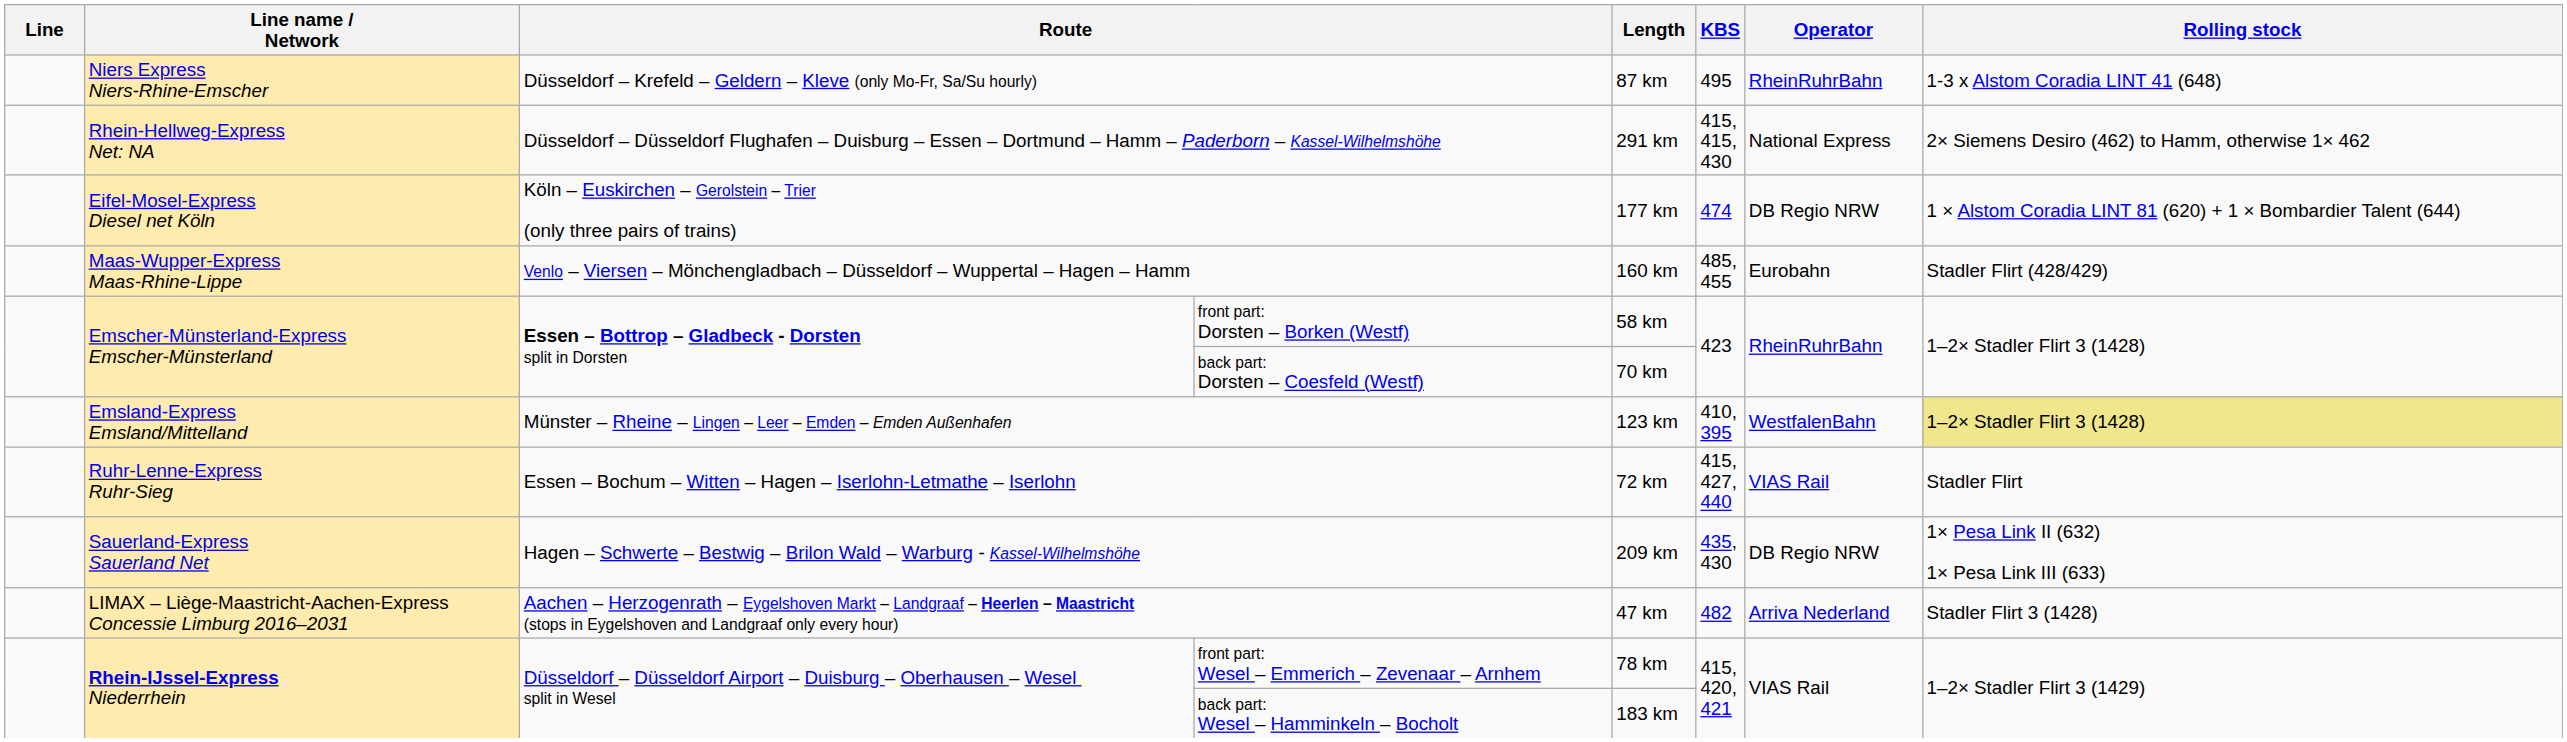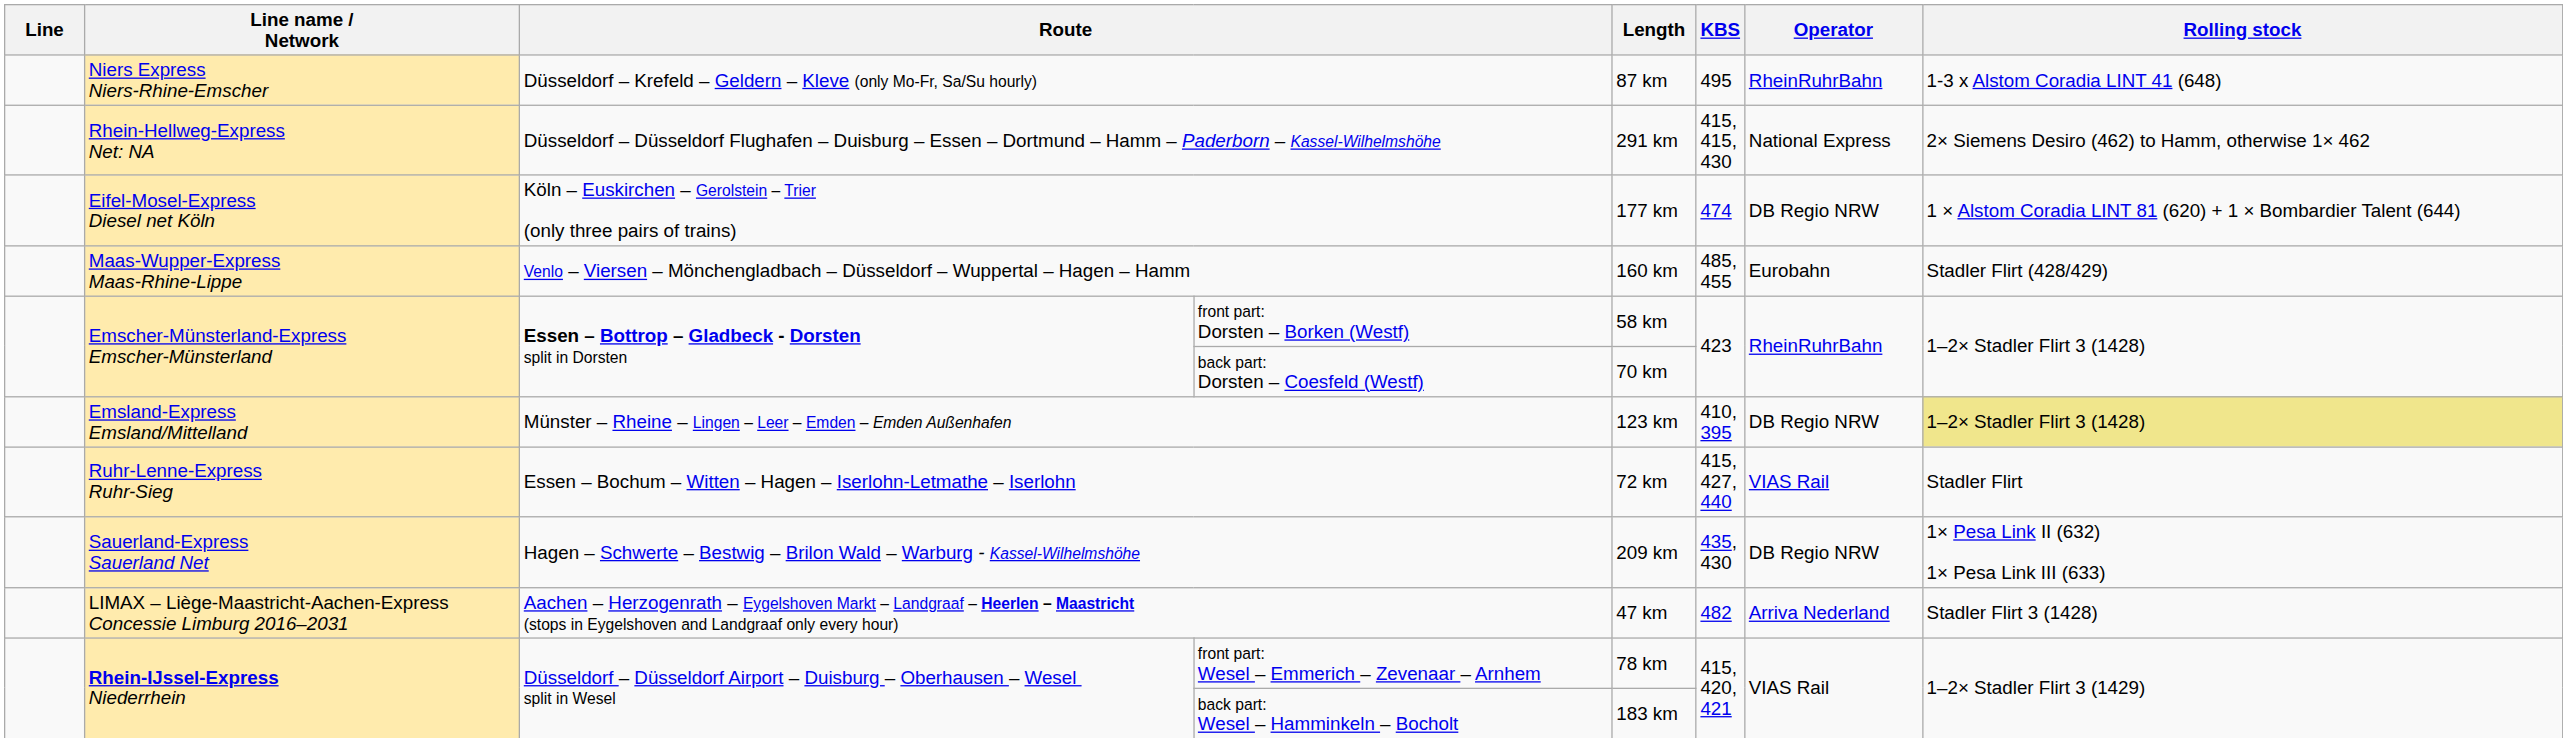(1812, 421) WestfalenBahn -> (1814, 421) DB Regio NRW
